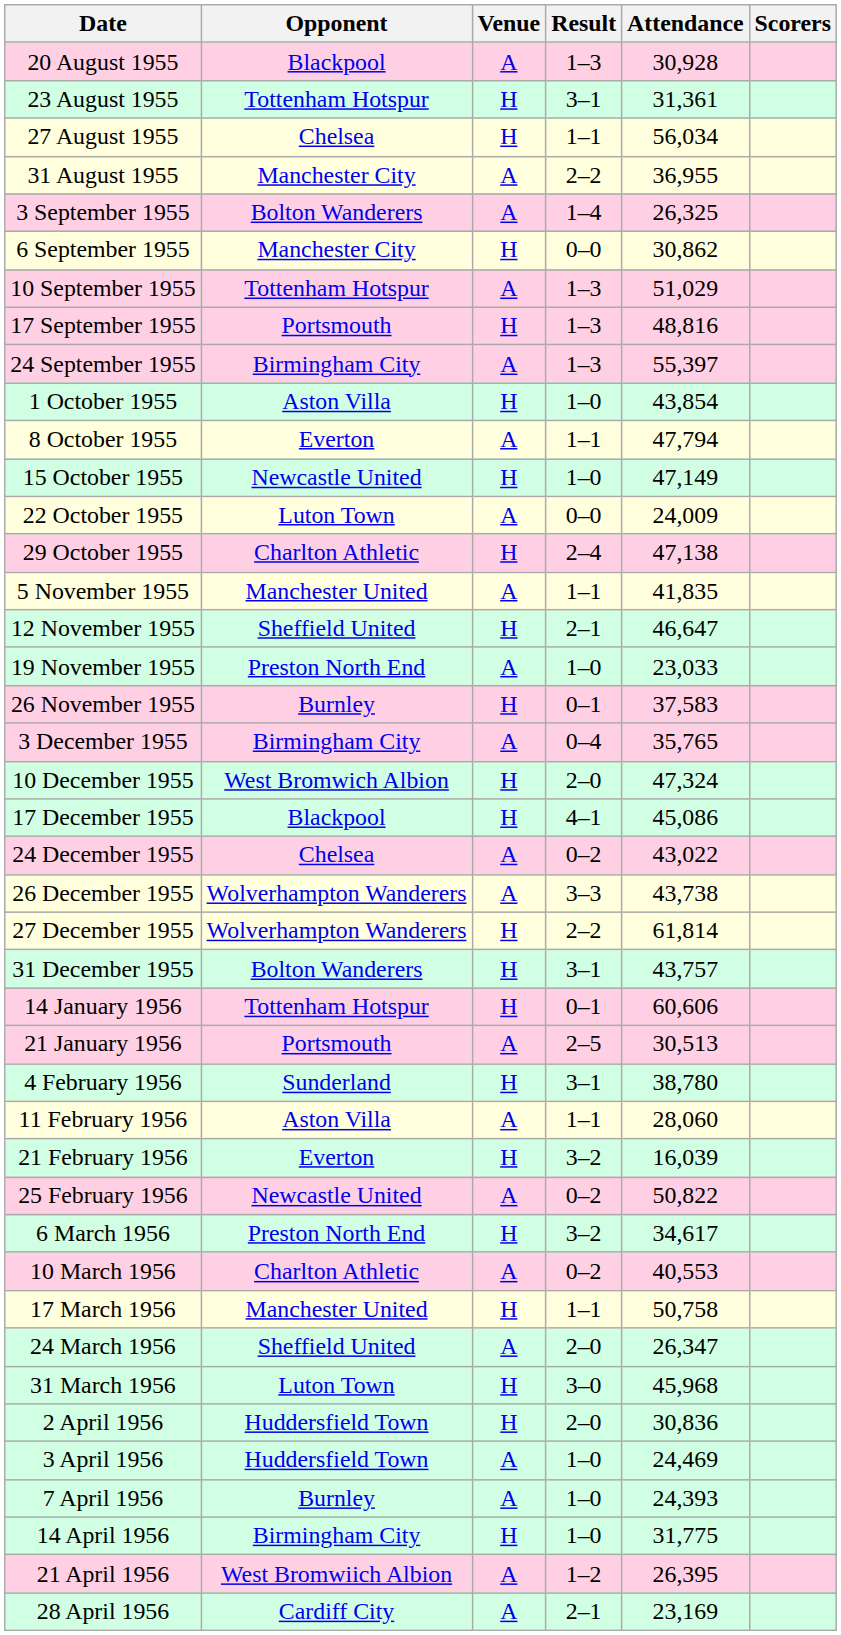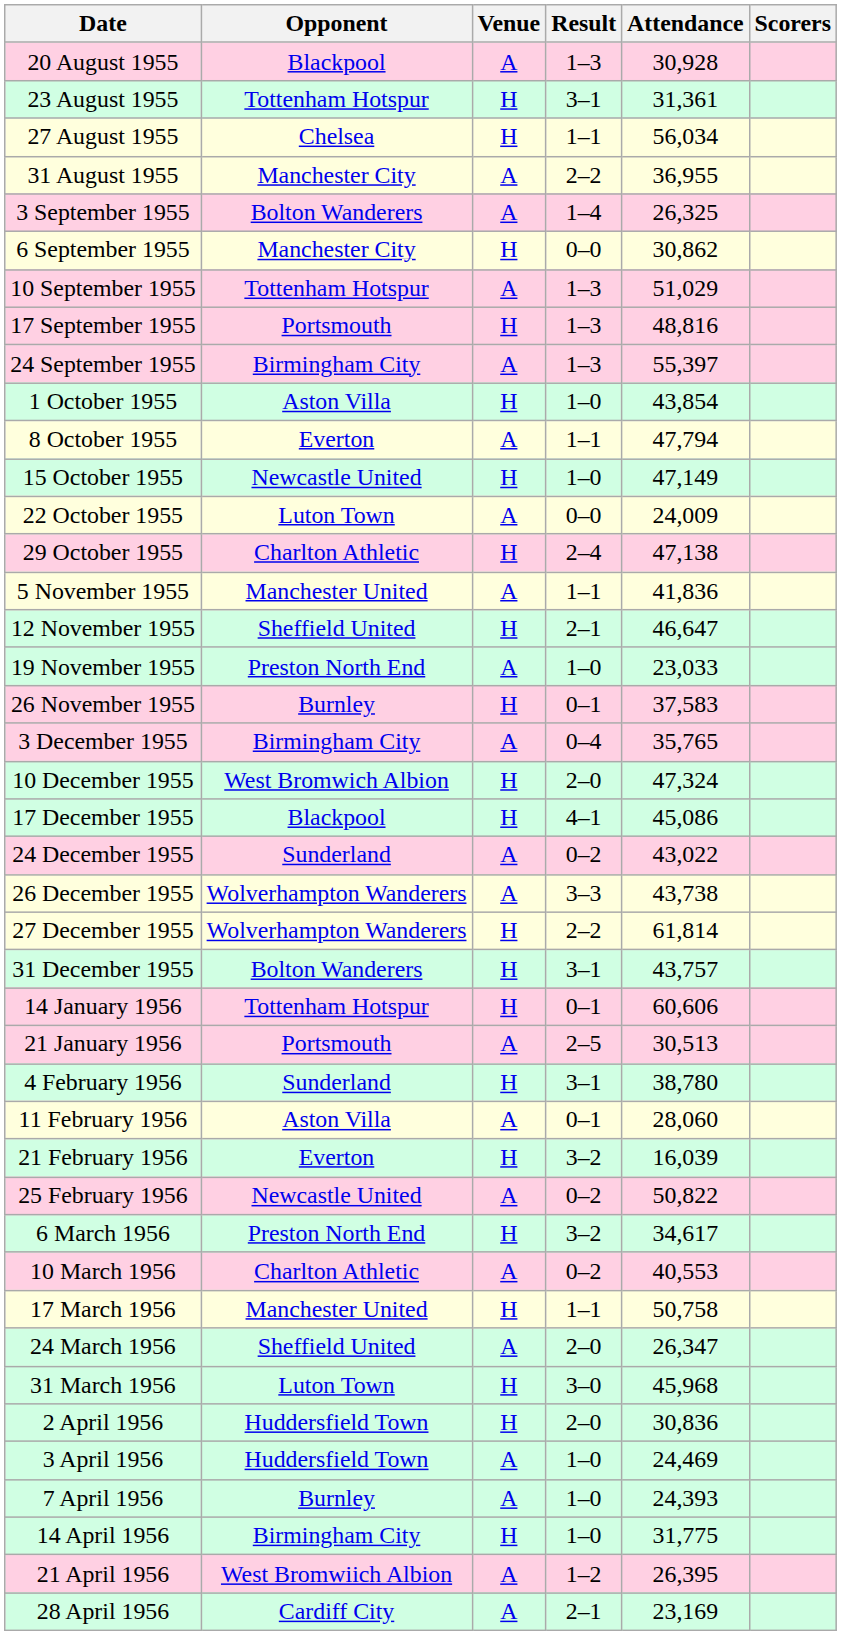(685, 590) 41,835 -> (685, 590) 41,836
(337, 855) Chelsea -> (337, 855) Sunderland
(584, 1119) 1–1 -> (584, 1119) 0–1
